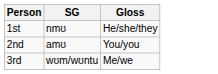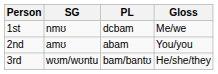+ column: (127, 12)
(130, 28) He/she/they -> (171, 28) Me/we
(118, 61) Me/we -> (183, 61) He/she/they
